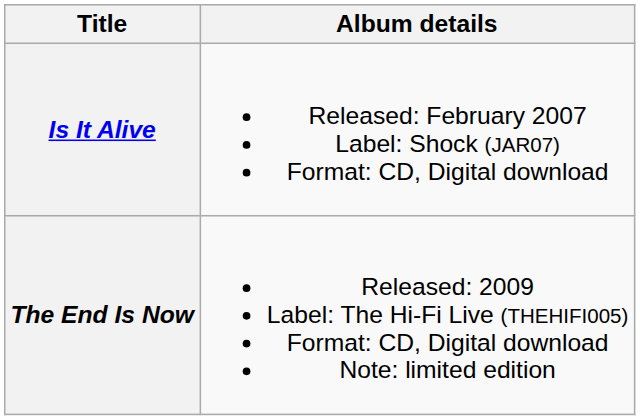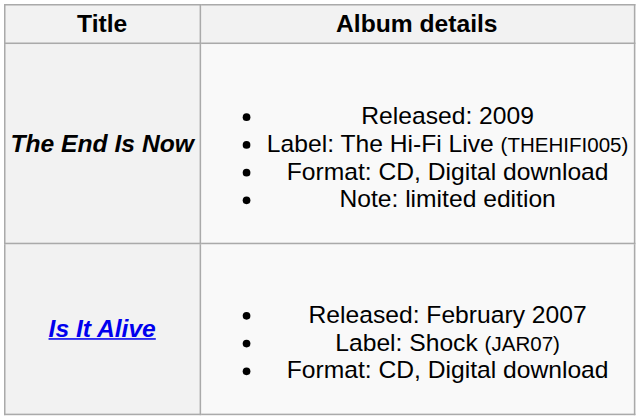rows swapped: (102, 129) <-> (102, 314)
